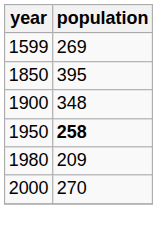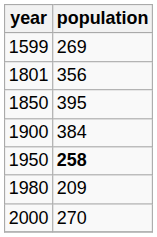+ row: (29, 75)
(72, 103) 348 -> (72, 132) 384
